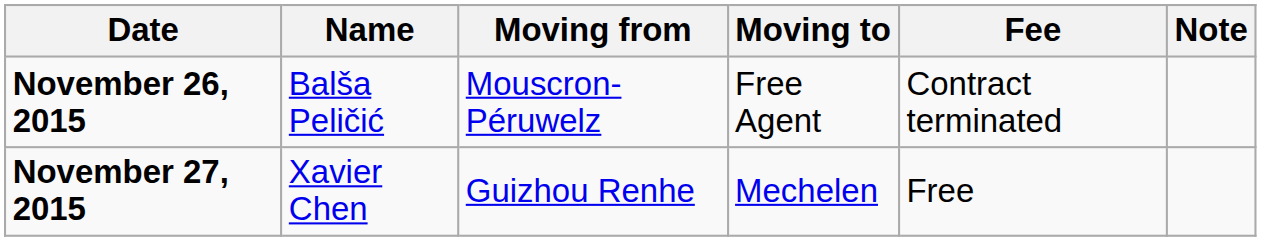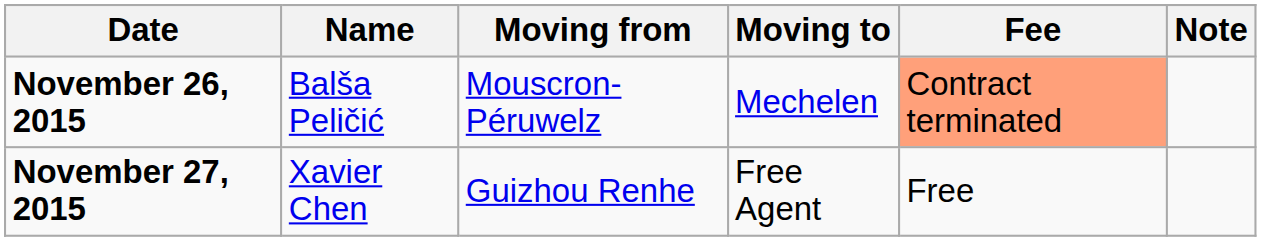(778, 101) Free Agent -> (807, 101) Mechelen
(984, 101) no background -> (984, 101) lightsalmon background
(807, 190) Mechelen -> (778, 190) Free Agent
